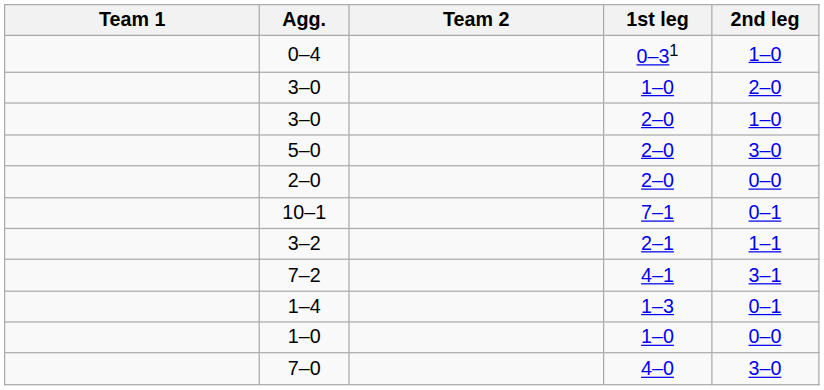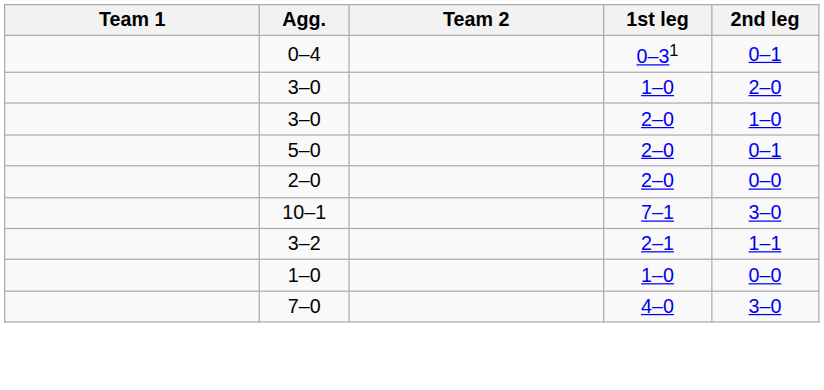(765, 53) 1–0 -> (765, 53) 0–1
(765, 150) 3–0 -> (765, 150) 0–1
(765, 212) 0–1 -> (765, 212) 3–0
- row: (304, 275)
- row: (304, 306)
